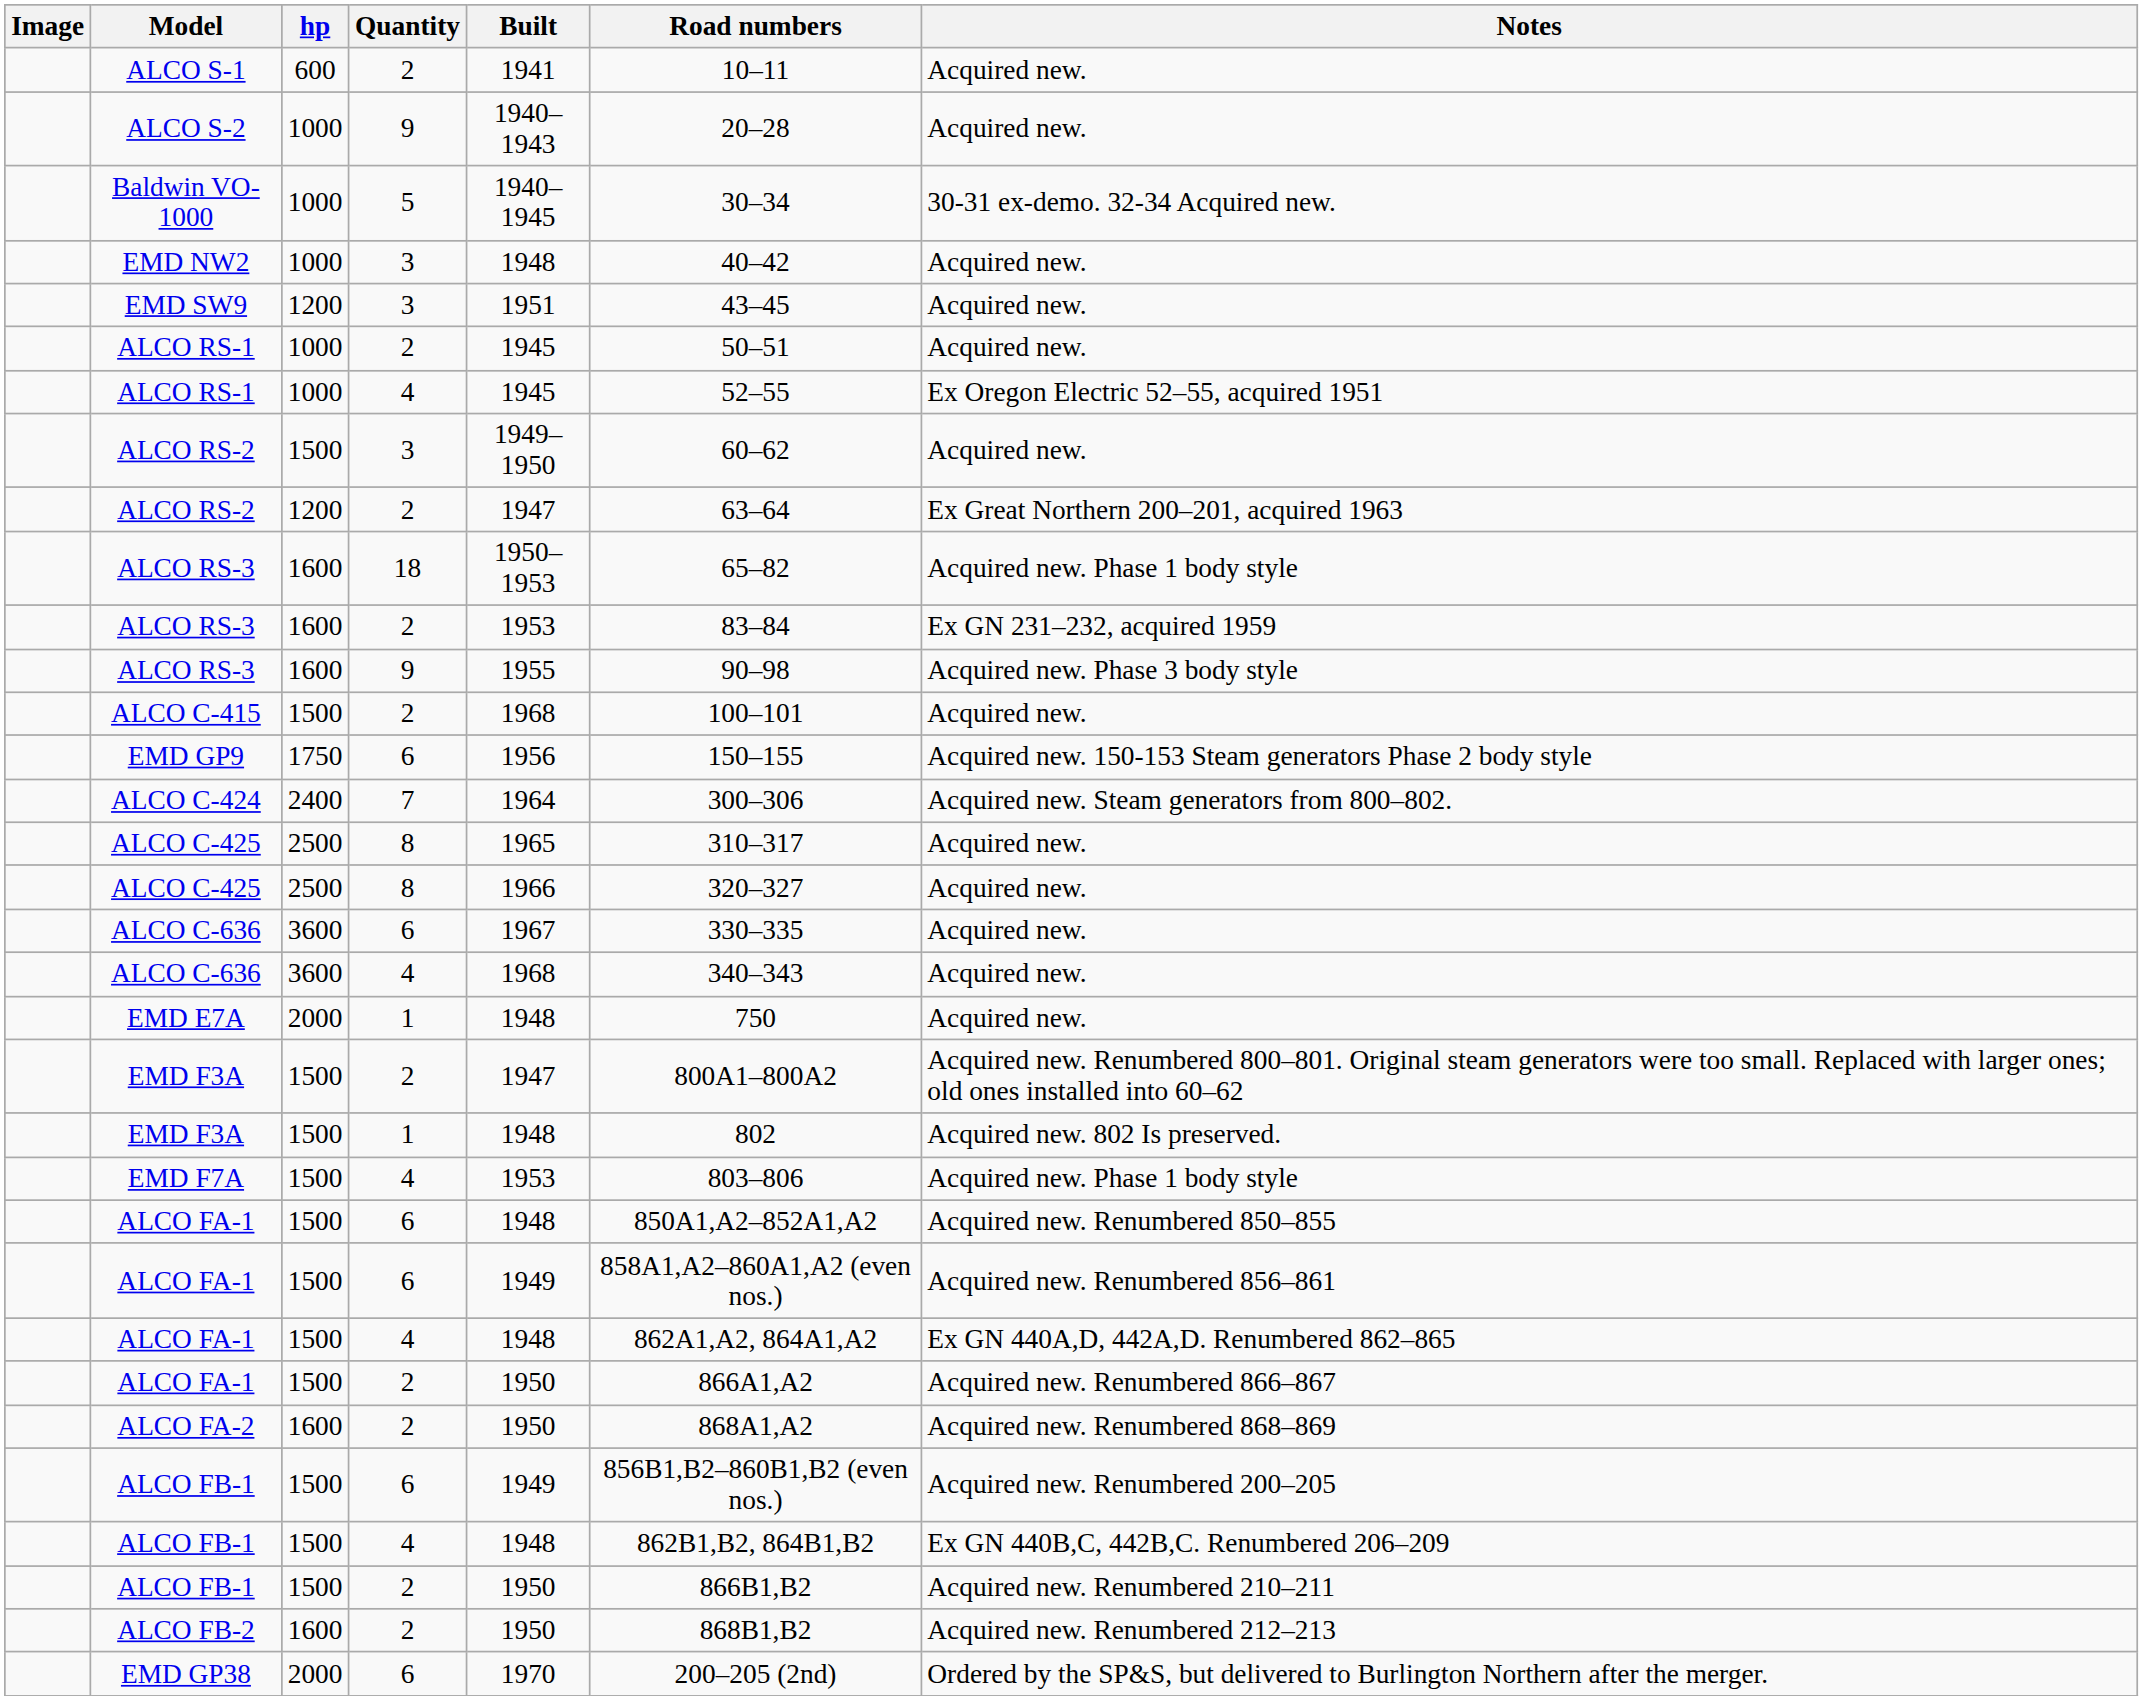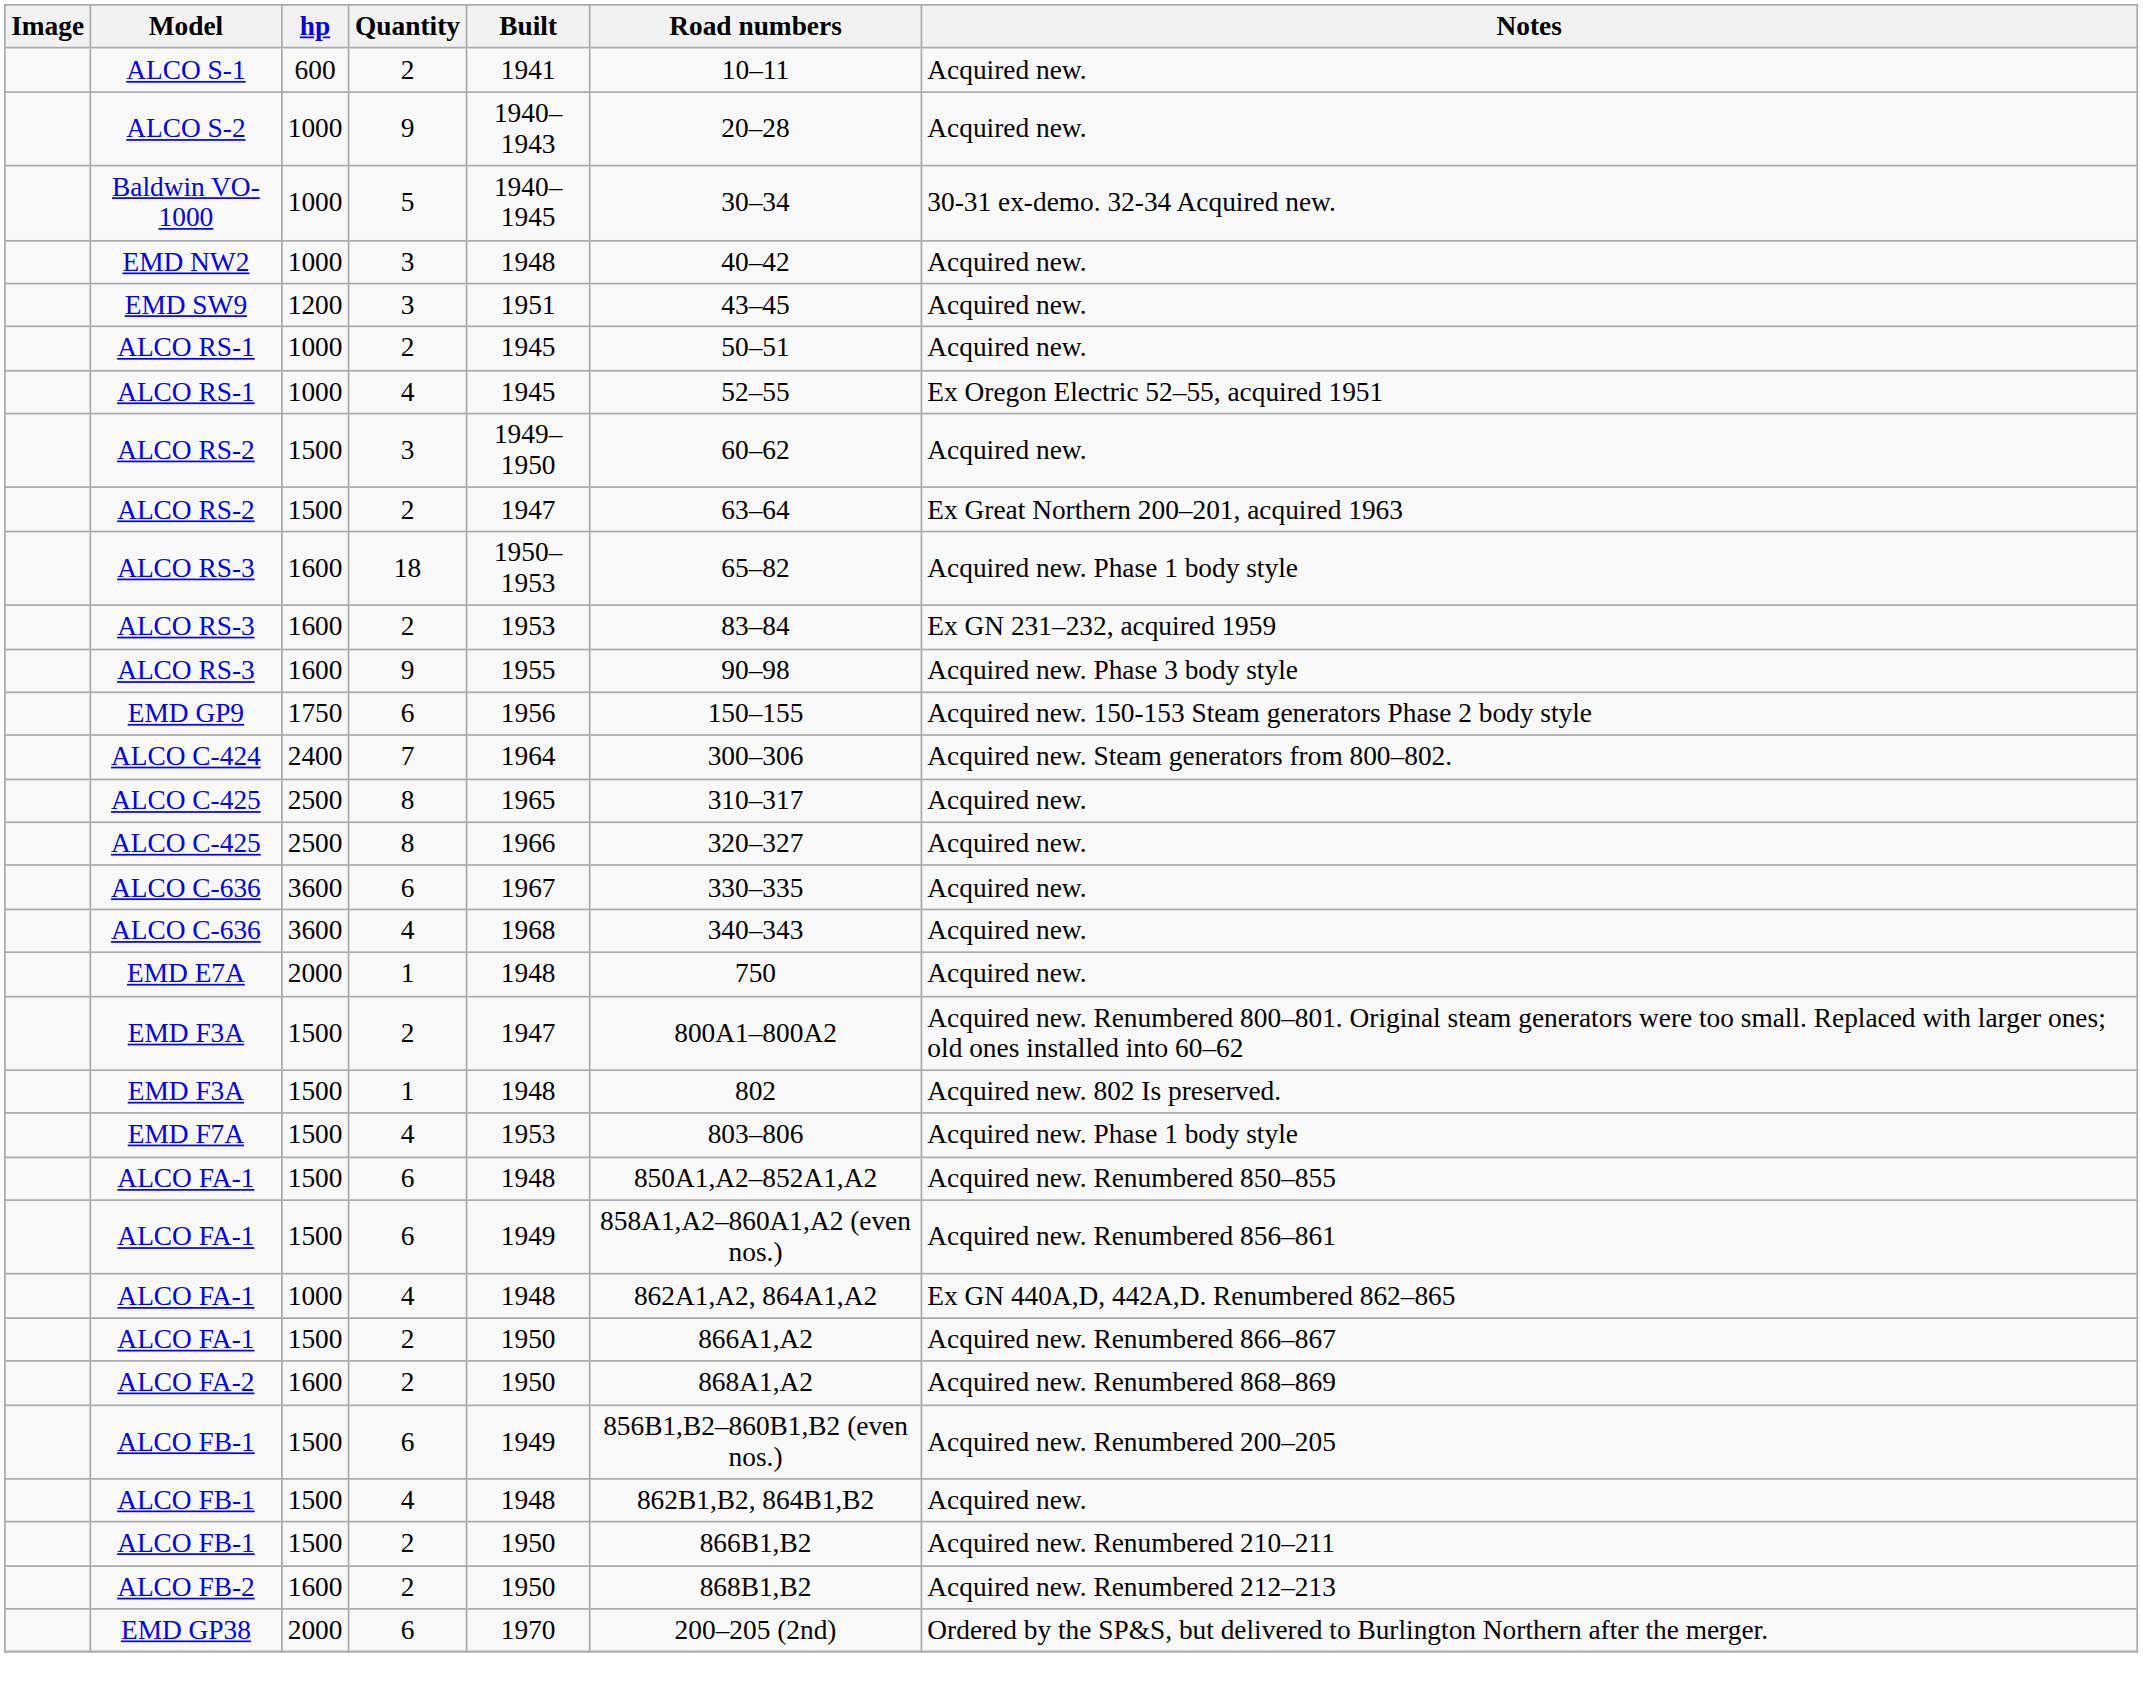(315, 509) 1200 -> (315, 509) 1500
- row: (186, 713)
(315, 1339) 1500 -> (315, 1295) 1000
(1188, 1543) Ex GN 440B,C, 442B,C. Renumbered 206–209 -> (1007, 1500) Acquired new.
